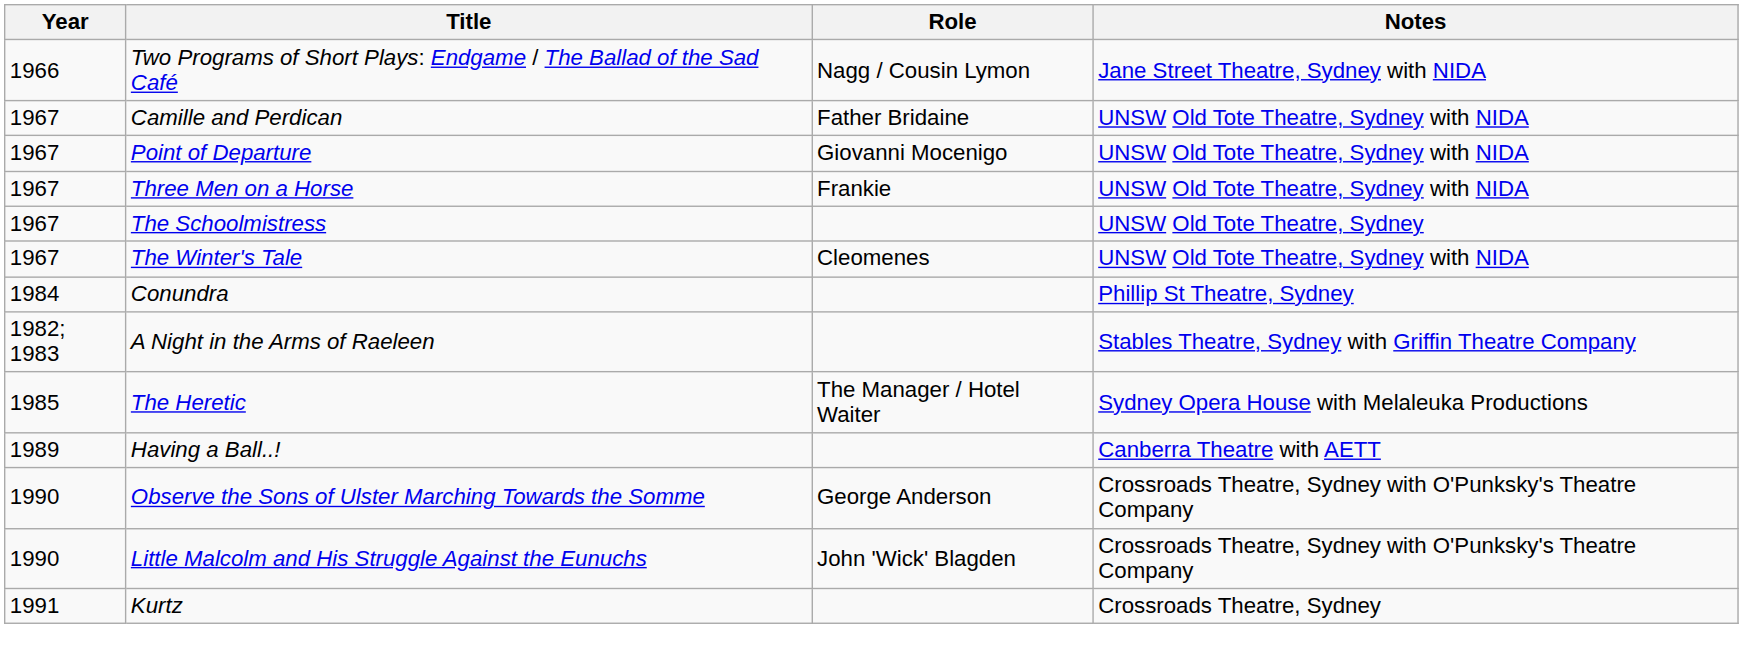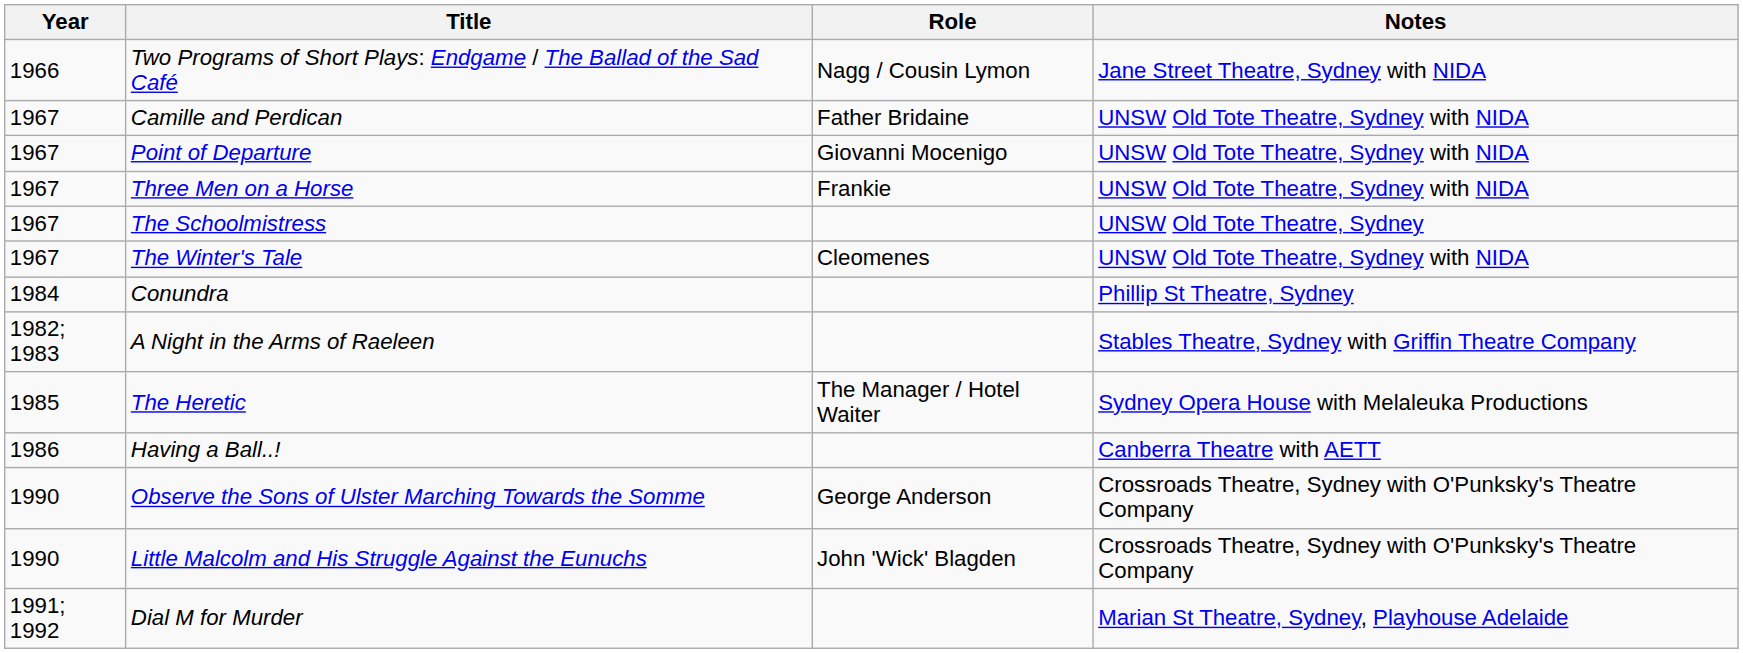(35, 449) 1989 -> (35, 449) 1986
- row: (157, 605)
+ row: (217, 618)
